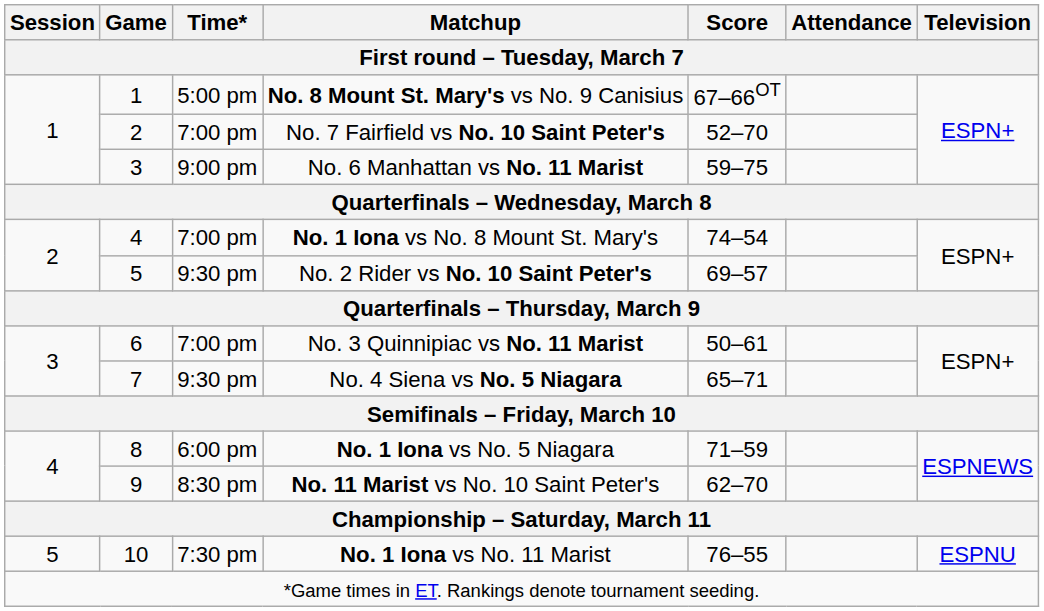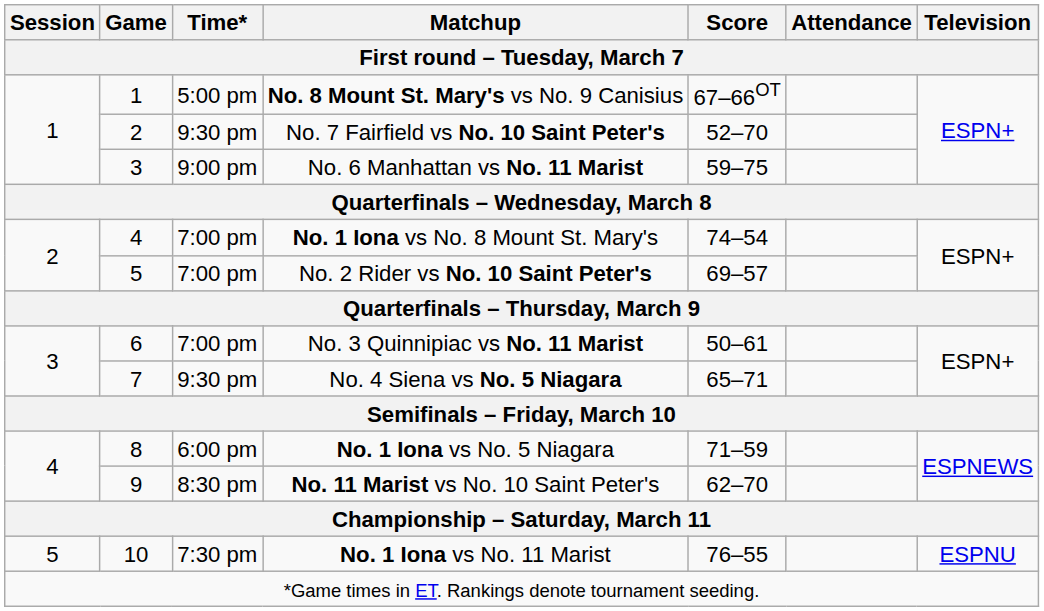(217, 132) 7:00 pm -> (217, 132) 9:30 pm
(217, 273) 9:30 pm -> (217, 273) 7:00 pm
